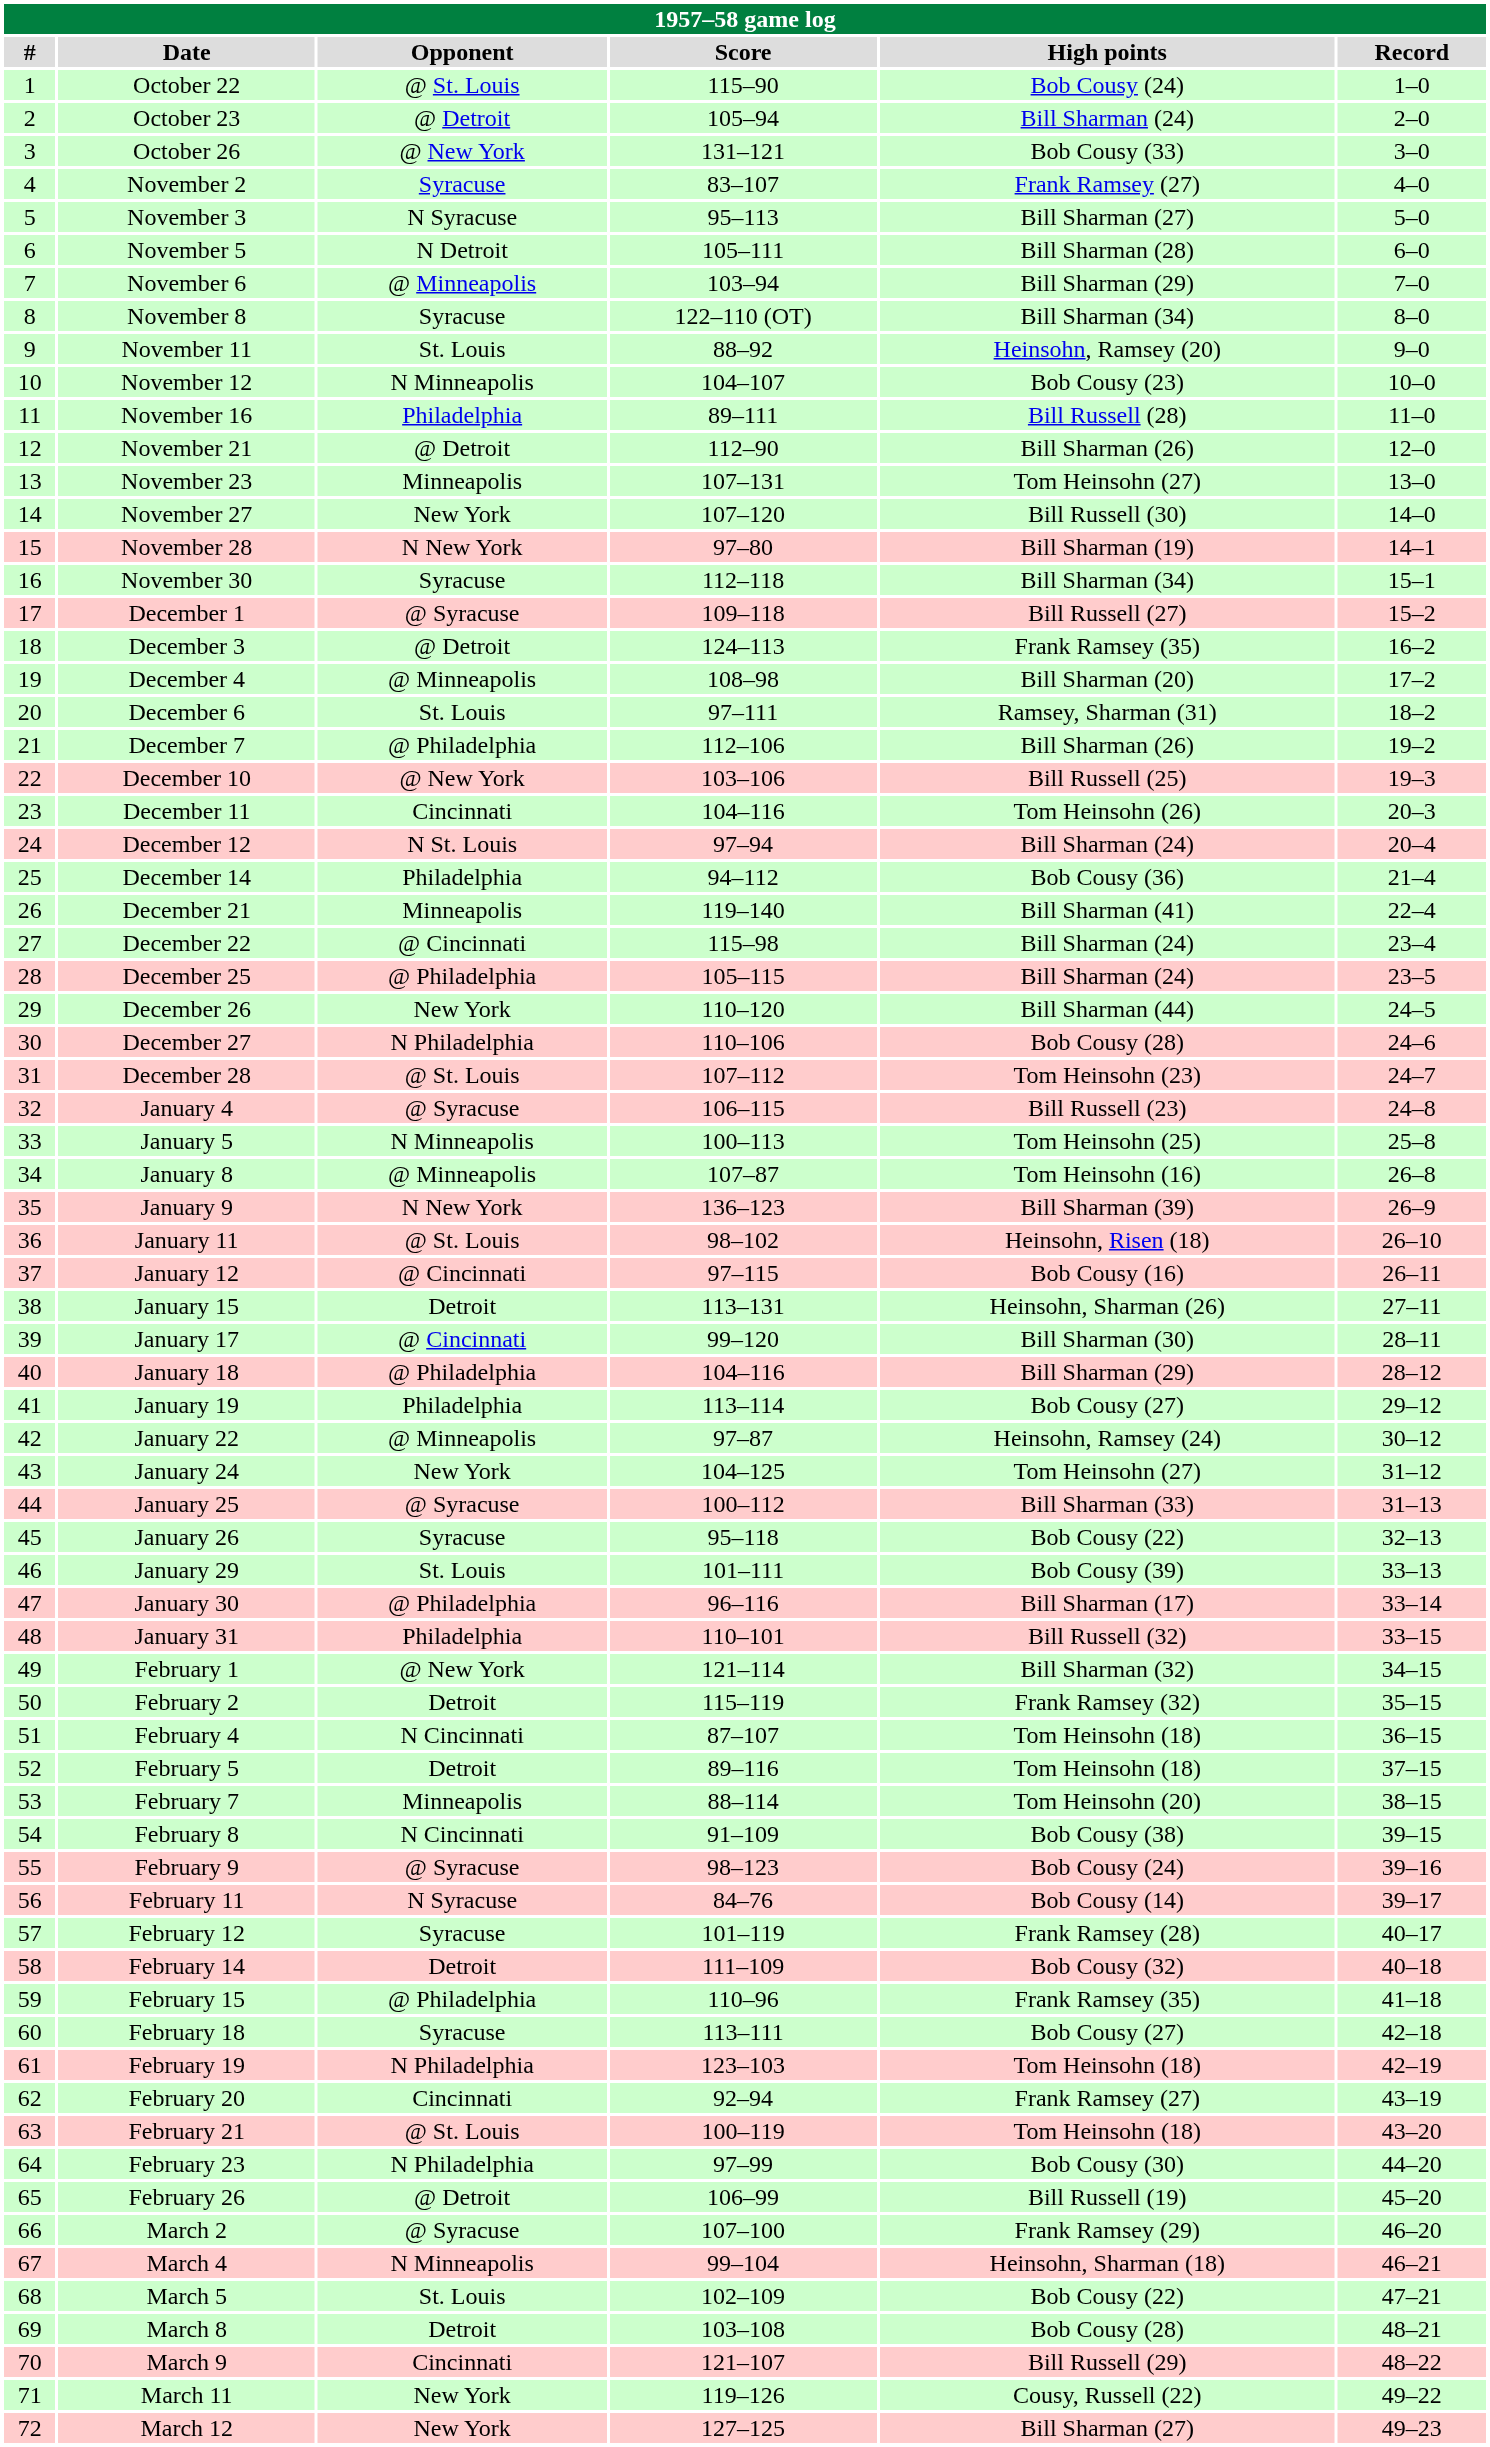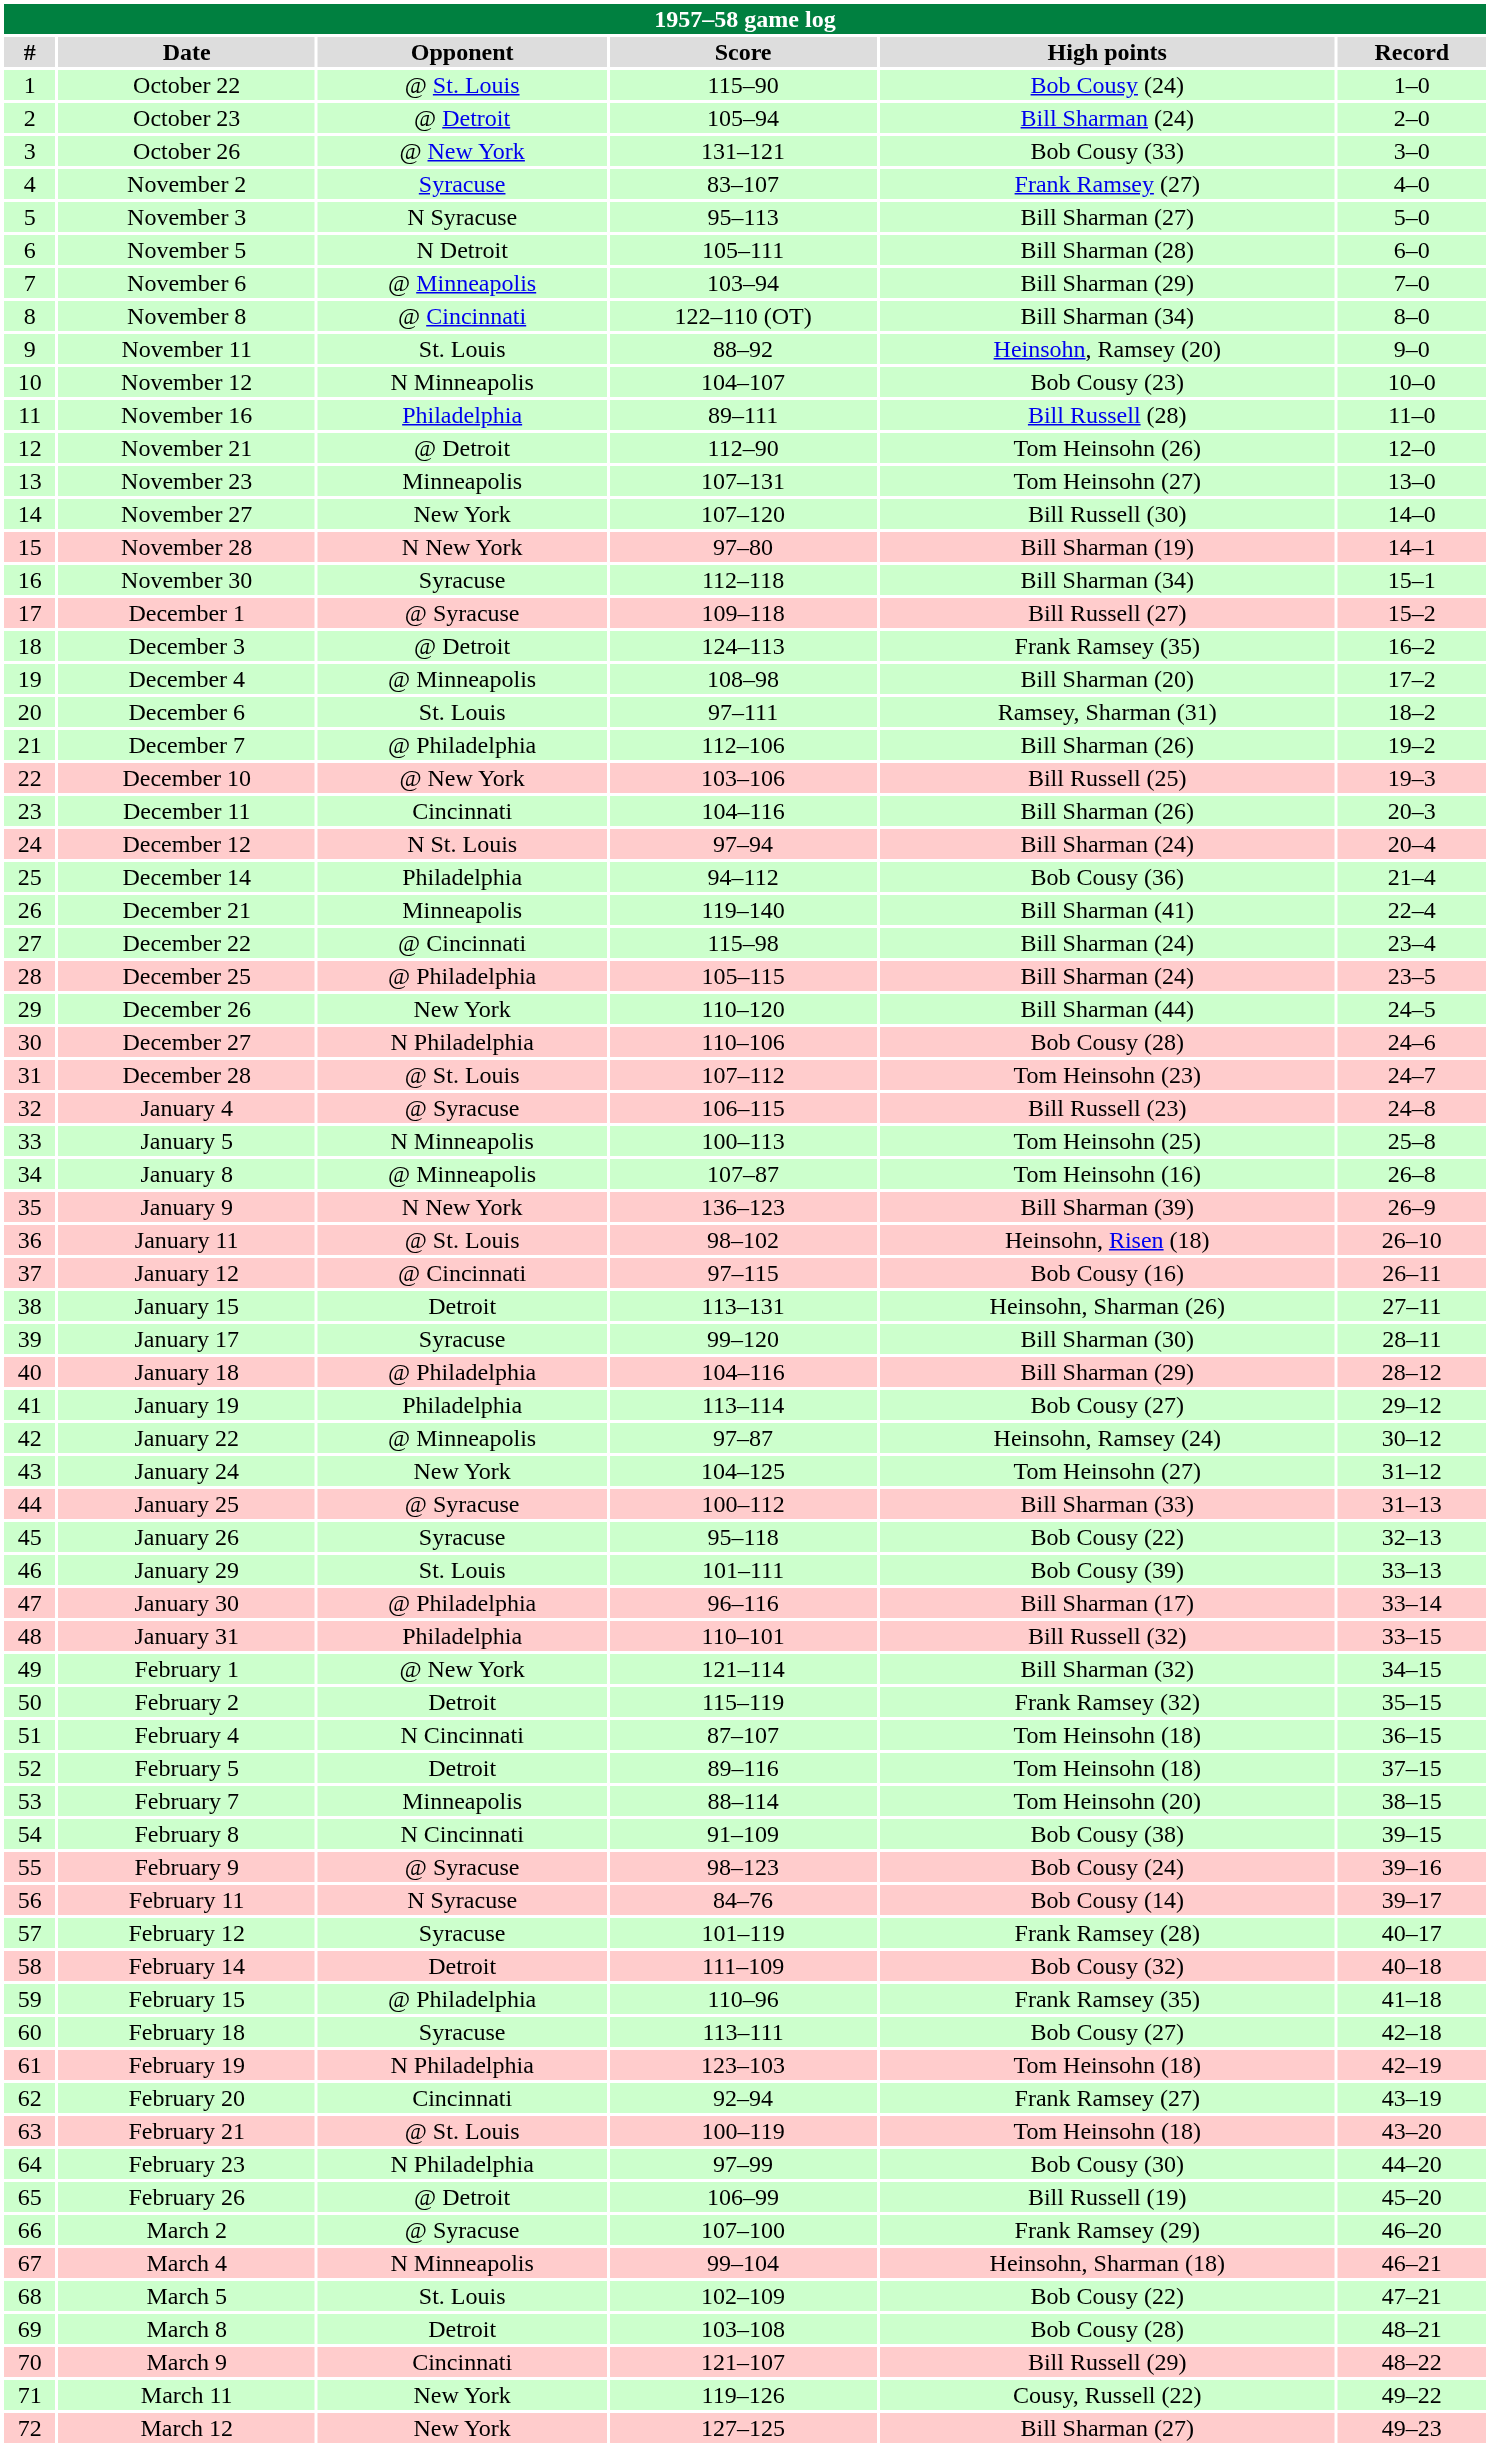(462, 315) Syracuse -> (462, 315) @ Cincinnati
(1107, 447) Bill Sharman (26) -> (1107, 447) Tom Heinsohn (26)
(1107, 810) Tom Heinsohn (26) -> (1107, 810) Bill Sharman (26)
(462, 1338) @ Cincinnati -> (462, 1338) Syracuse
